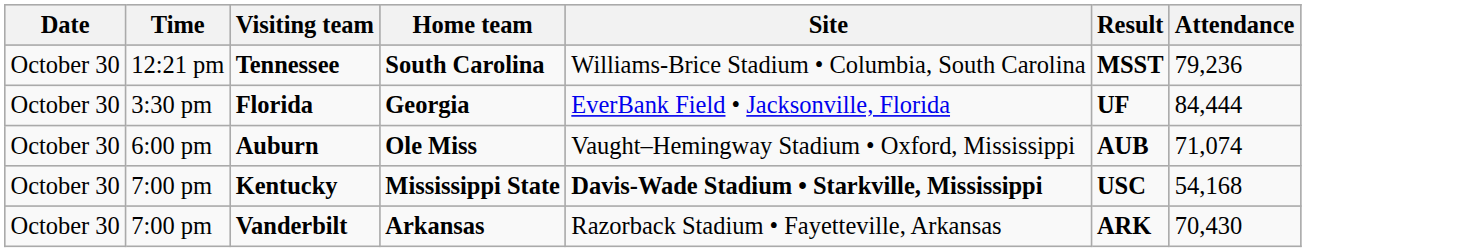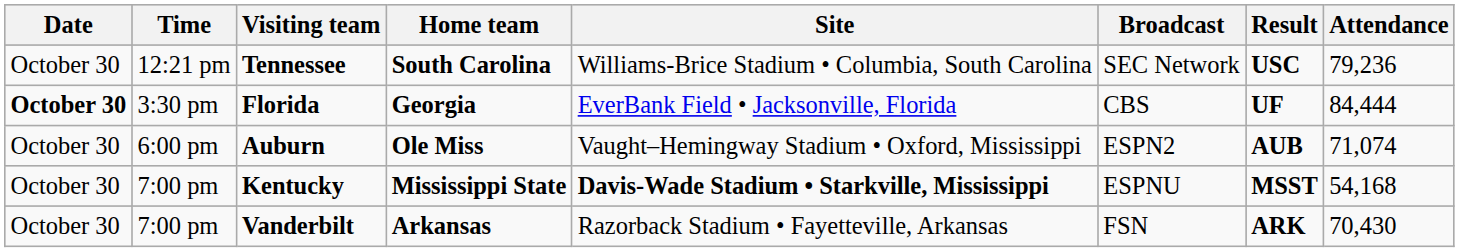+ column: (1172, 24)
(1130, 65) MSST -> (1276, 65) USC
(65, 105) normal -> (68, 105) bold
(1121, 186) USC -> (1284, 186) MSST
